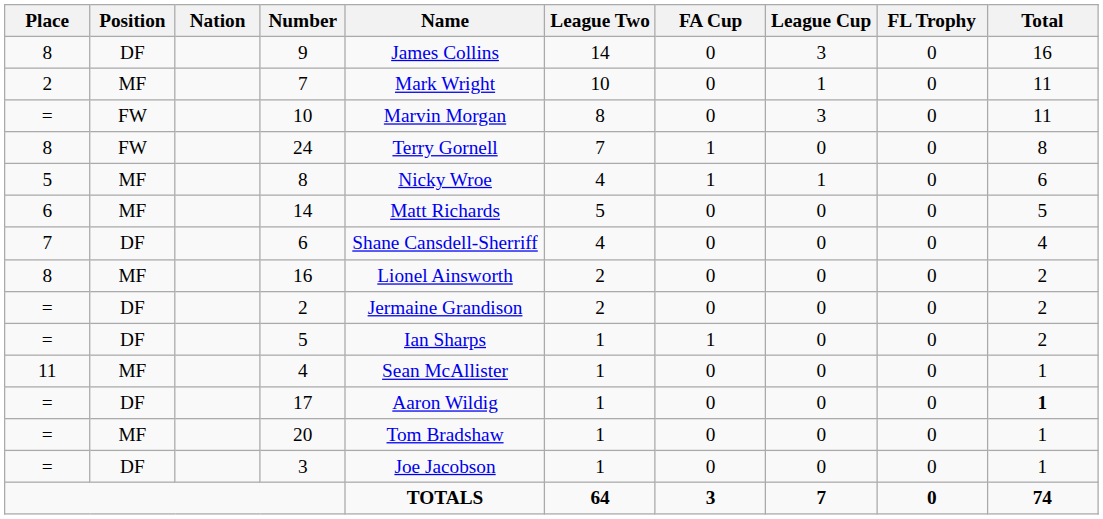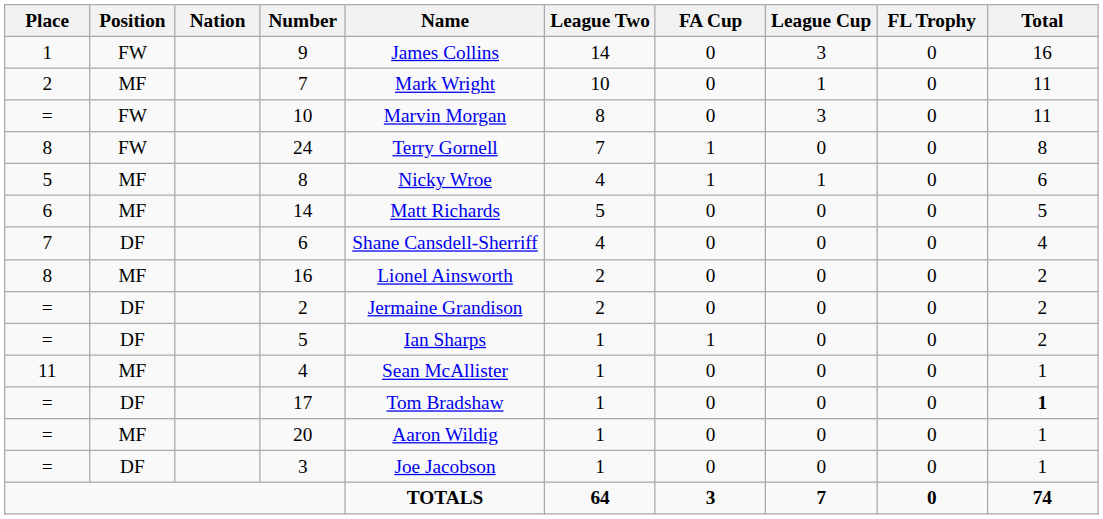(47, 52) 8 -> (47, 52) 1
(132, 52) DF -> (132, 52) FW
(445, 402) Aaron Wildig -> (445, 402) Tom Bradshaw
(445, 434) Tom Bradshaw -> (445, 434) Aaron Wildig
